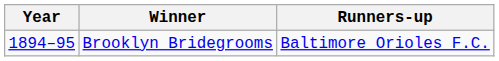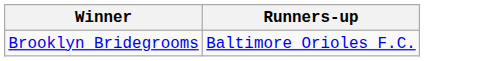- column: (42, 18)
